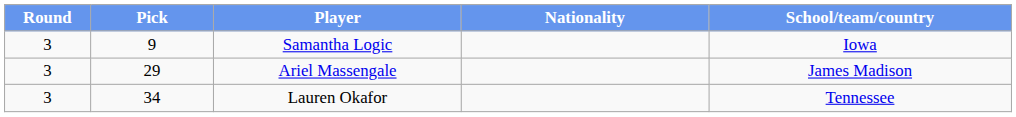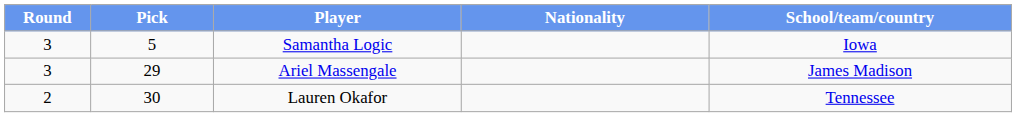(152, 44) 9 -> (152, 44) 5
(47, 97) 3 -> (47, 97) 2
(152, 97) 34 -> (152, 97) 30
